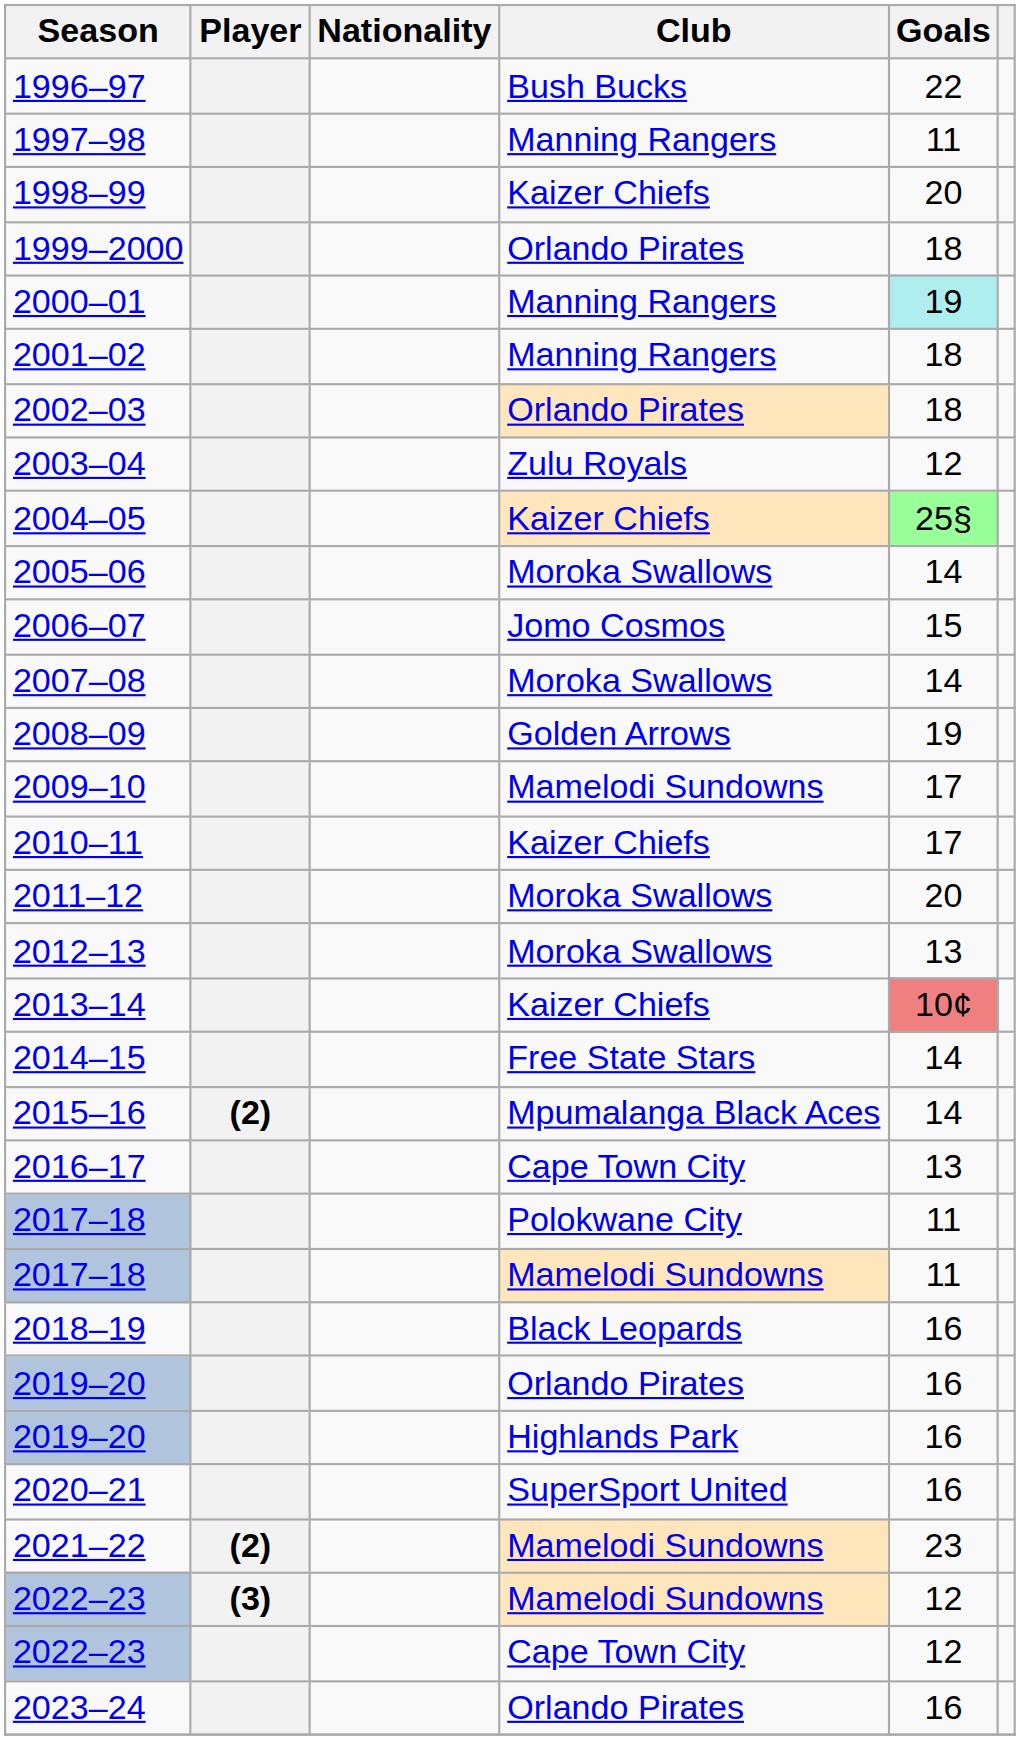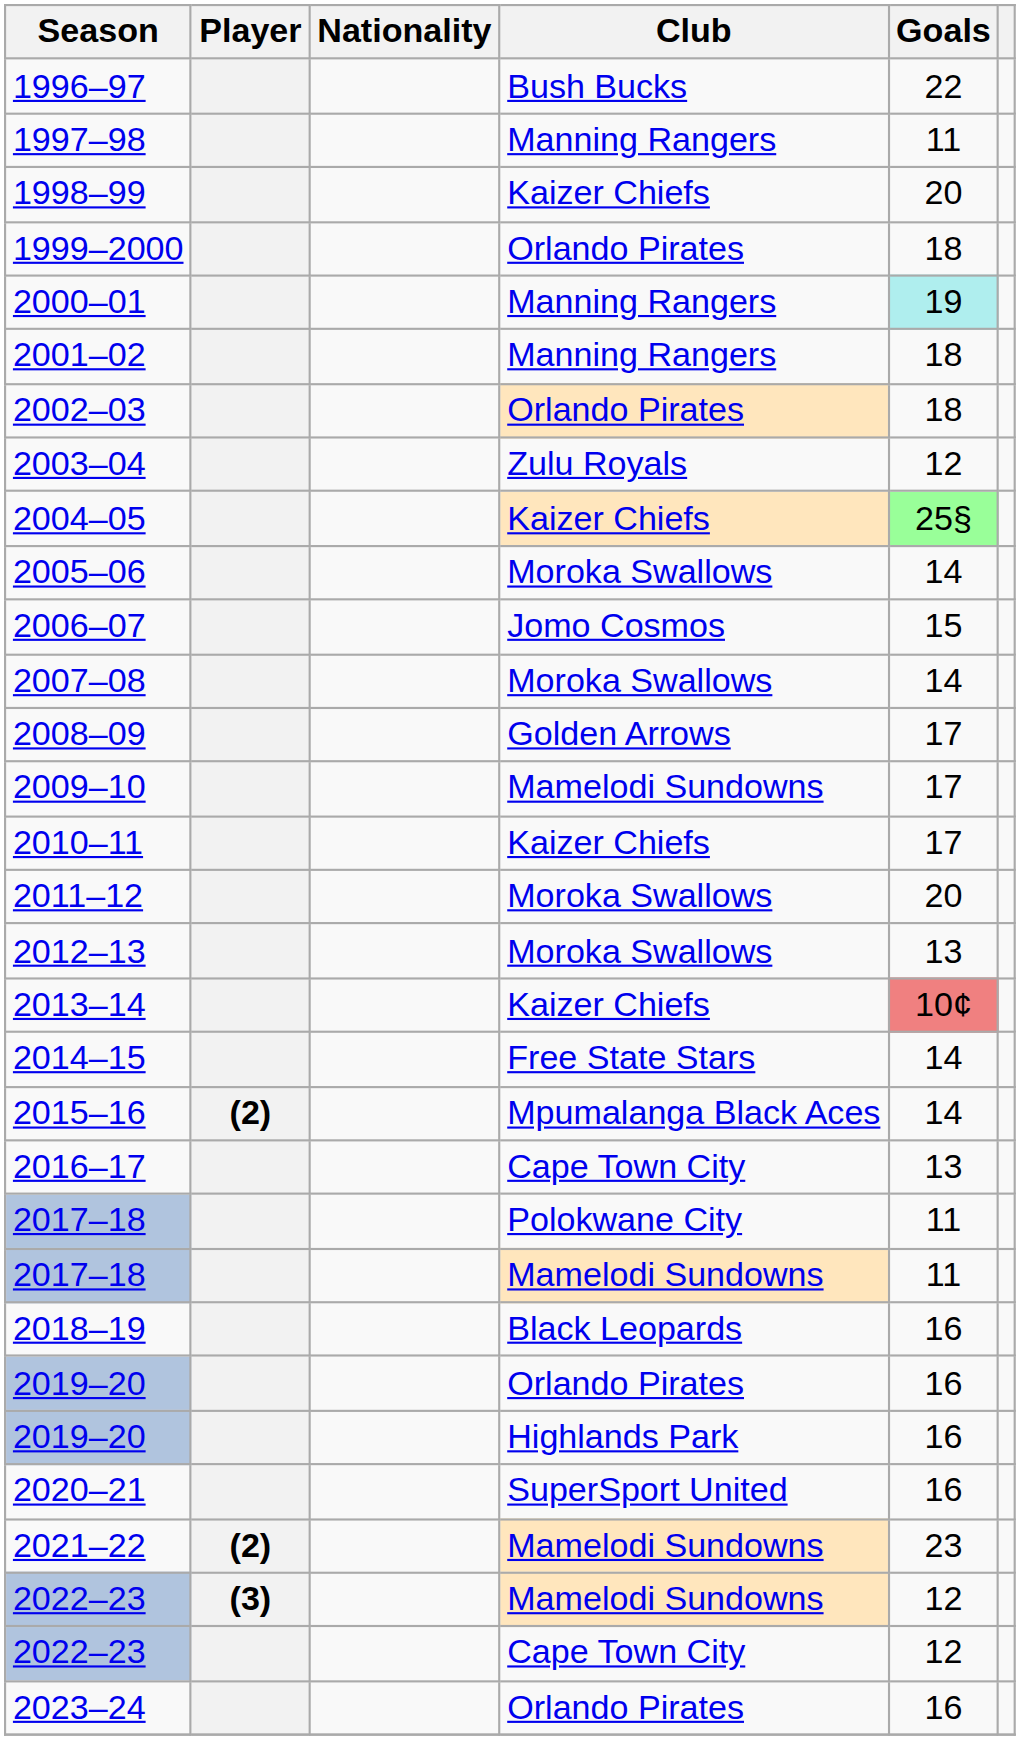(943, 734) 19 -> (943, 734) 17
